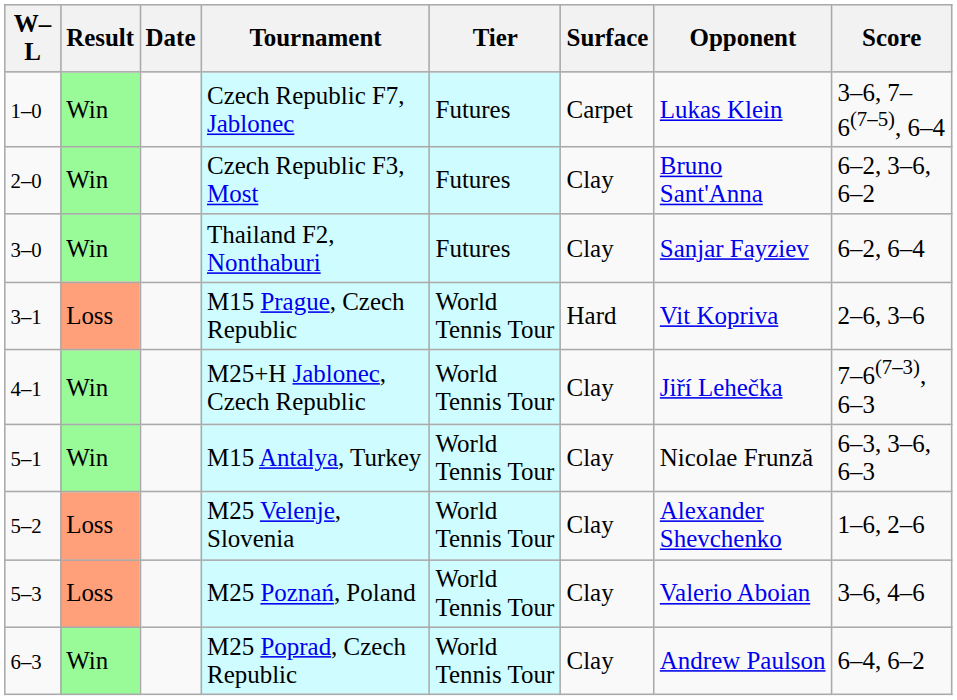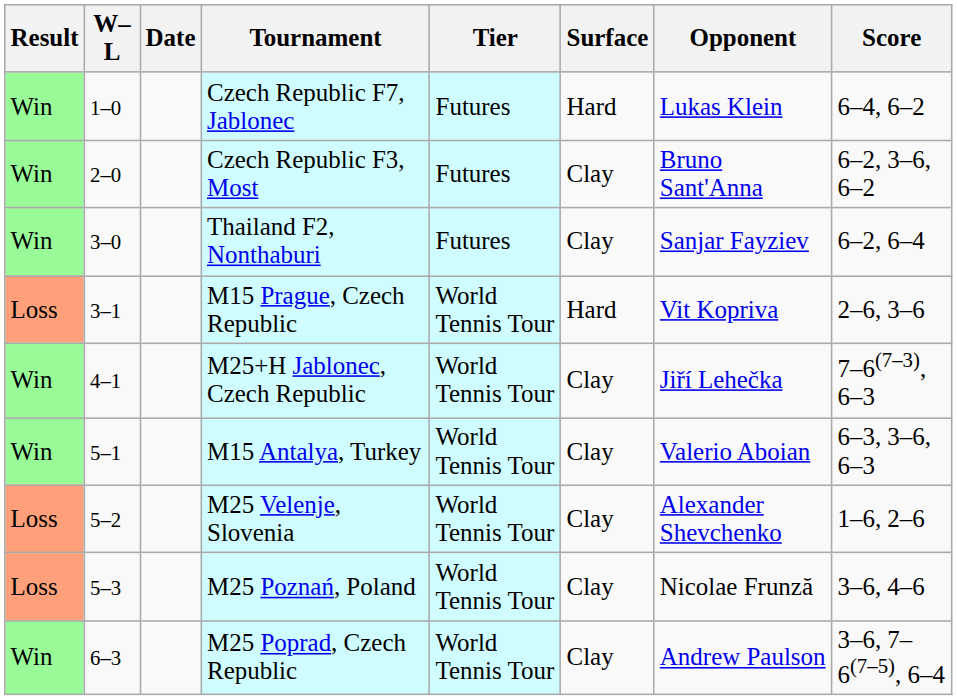columns swapped: (100, 38) <-> (33, 38)
(600, 109) Carpet -> (591, 105) Hard
(891, 109) 3–6, 7–6(7–5), 6–4 -> (881, 105) 6–4, 6–2
(736, 457) Nicolae Frunză -> (735, 451) Valerio Aboian
(735, 593) Valerio Aboian -> (736, 586) Nicolae Frunză
(881, 660) 6–4, 6–2 -> (891, 657) 3–6, 7–6(7–5), 6–4
